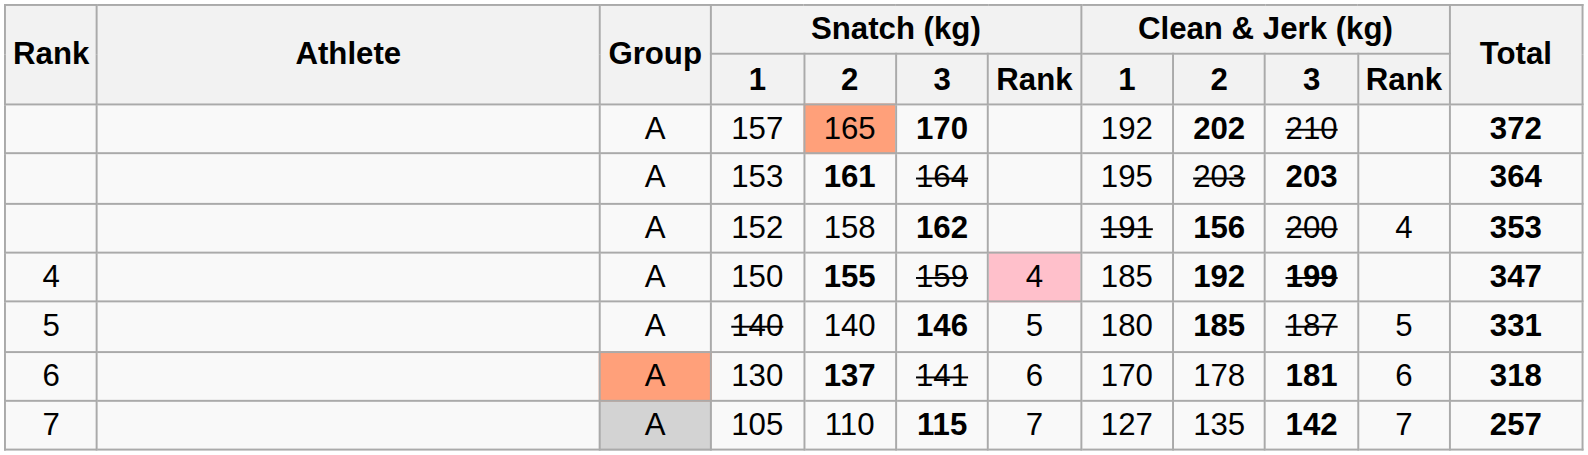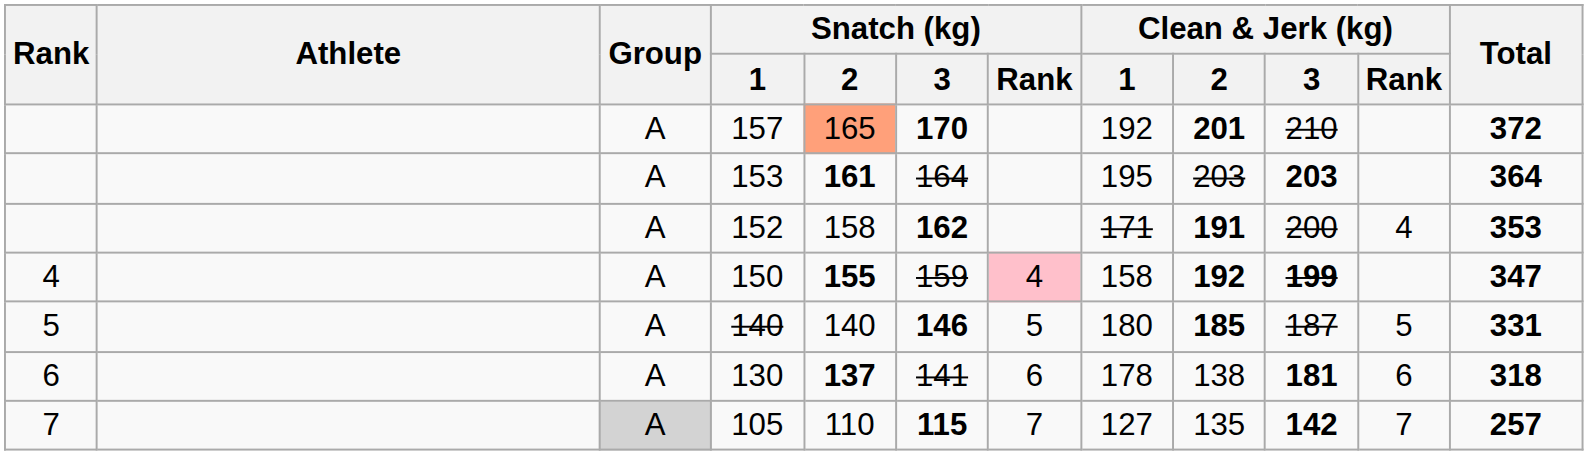(1219, 128) 202 -> (1219, 128) 201
(1127, 227) 191 -> (1127, 227) 171
(1219, 227) 156 -> (1219, 227) 191
(1127, 276) 185 -> (1127, 276) 158
(655, 375) lightsalmon background -> (655, 375) no background
(1127, 375) 170 -> (1127, 375) 178
(1219, 375) 178 -> (1219, 375) 138
